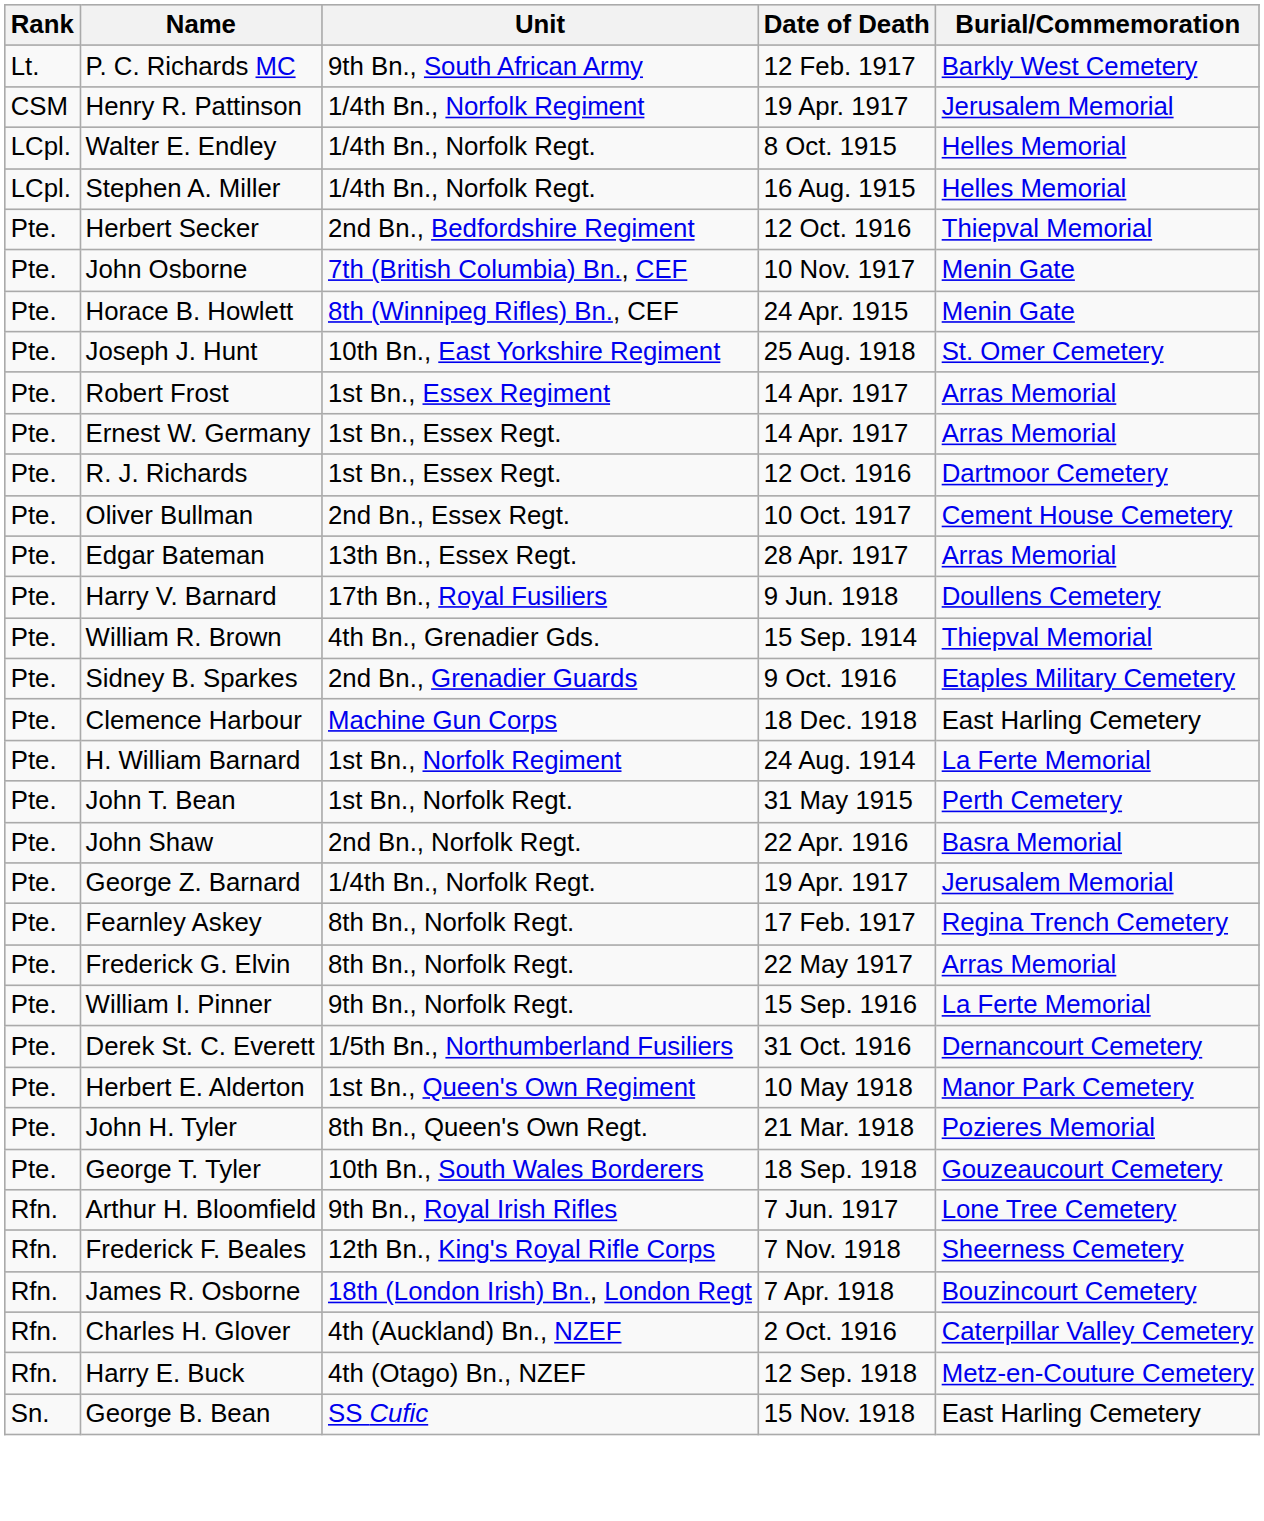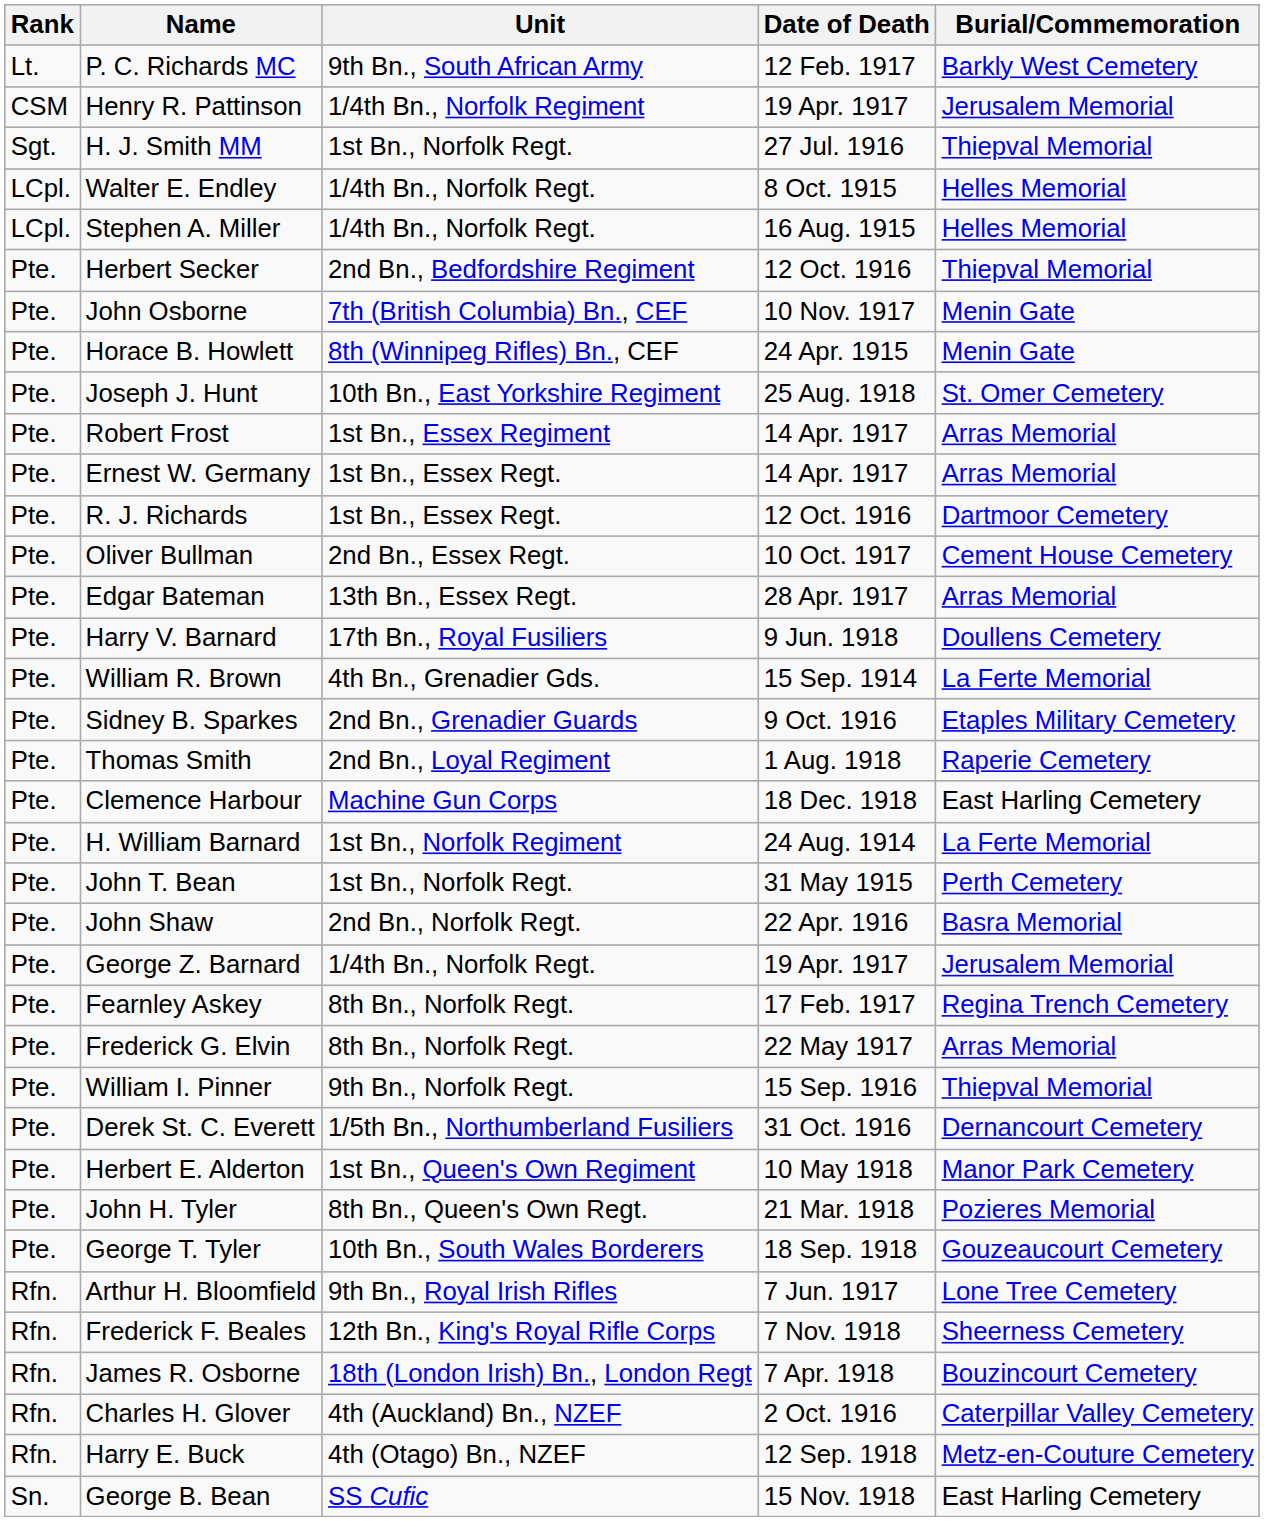+ row: (174, 147)
(1047, 637) Thiepval Memorial -> (1046, 678) La Ferte Memorial
+ row: (169, 760)
(1046, 1005) La Ferte Memorial -> (1047, 1087) Thiepval Memorial
